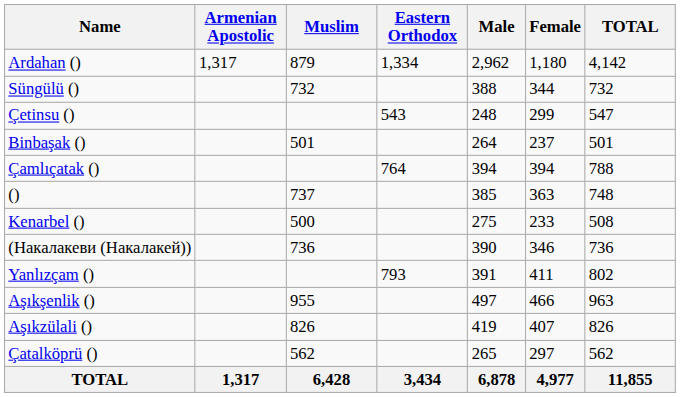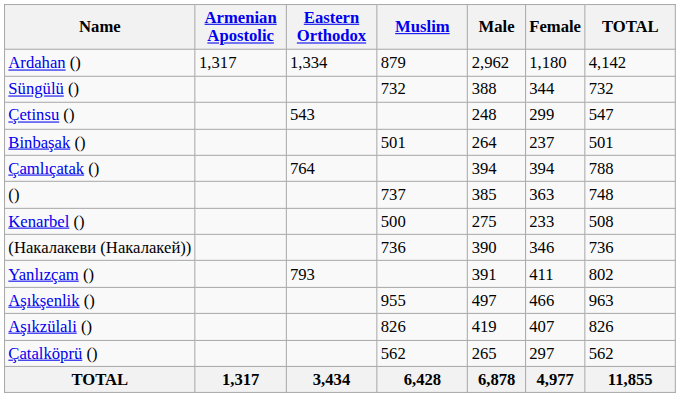columns swapped: (332, 27) <-> (422, 27)
